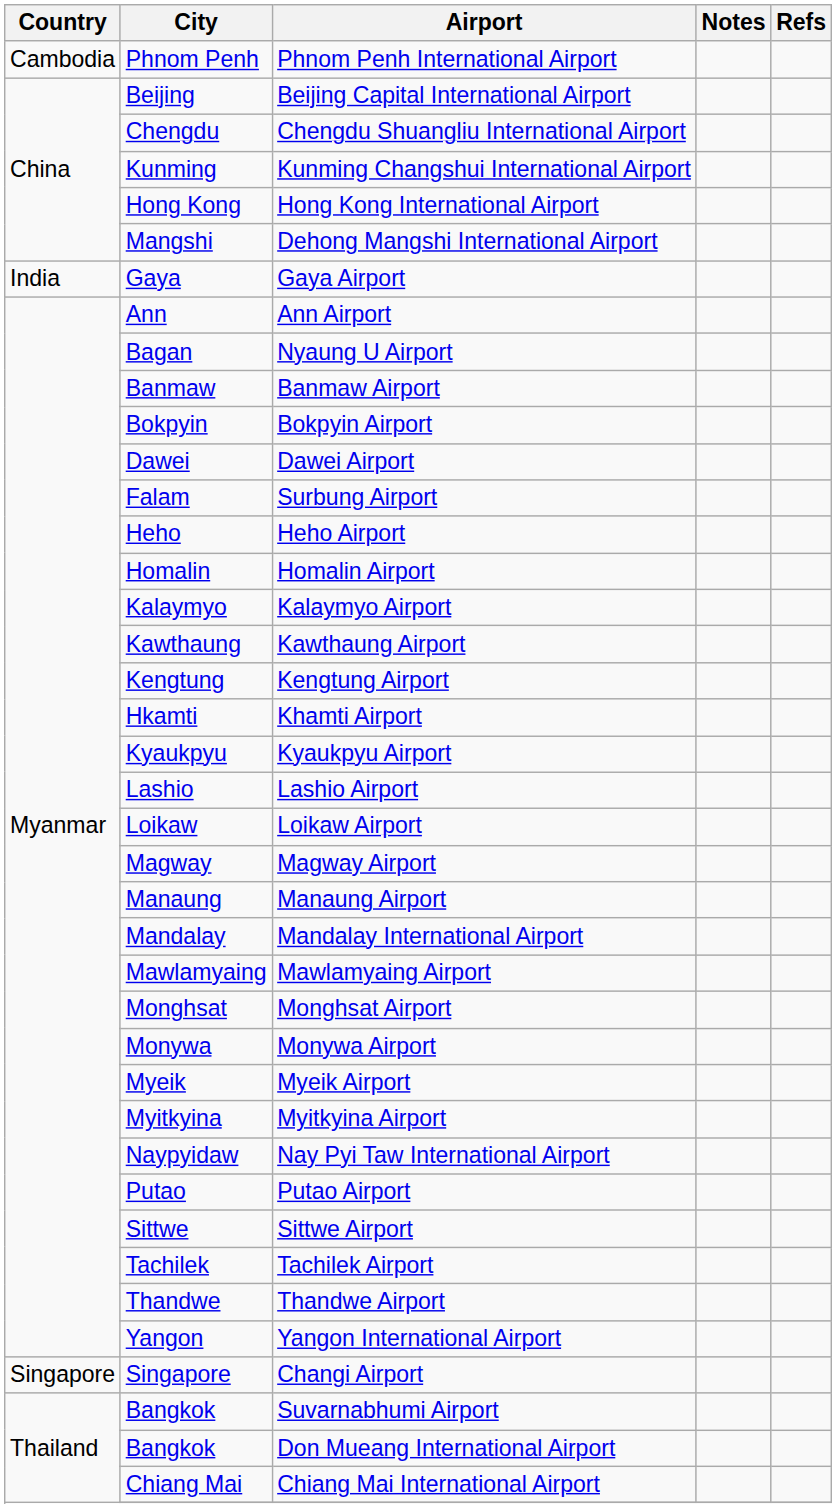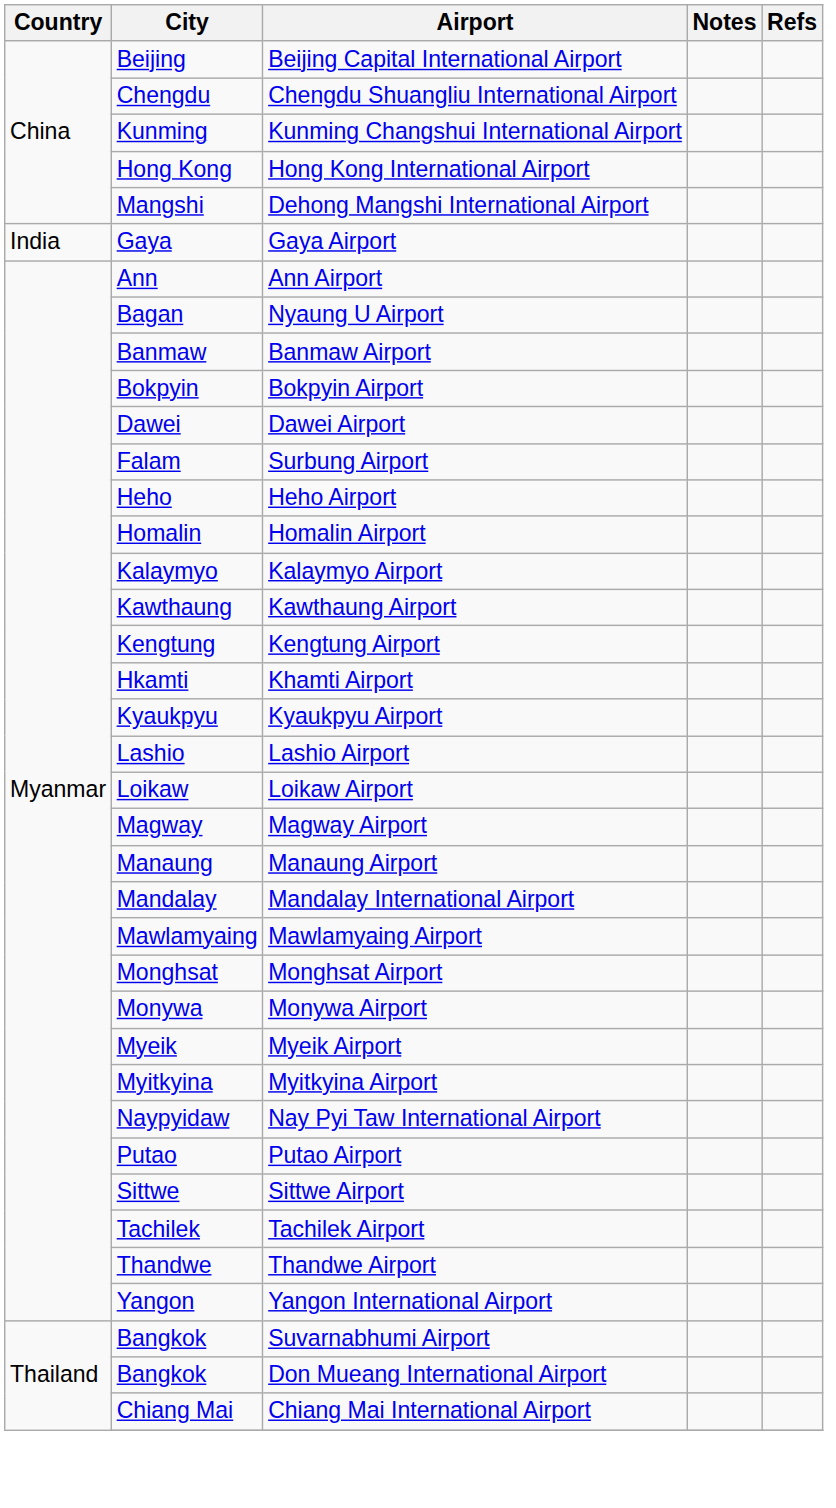- row: (447, 59)
- row: (350, 1374)
